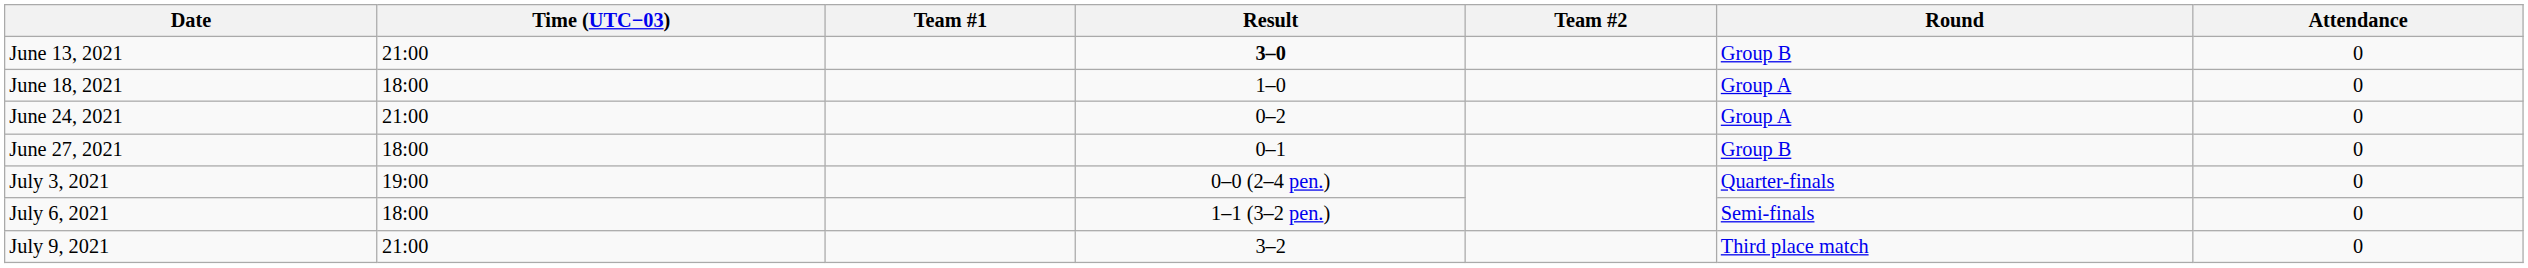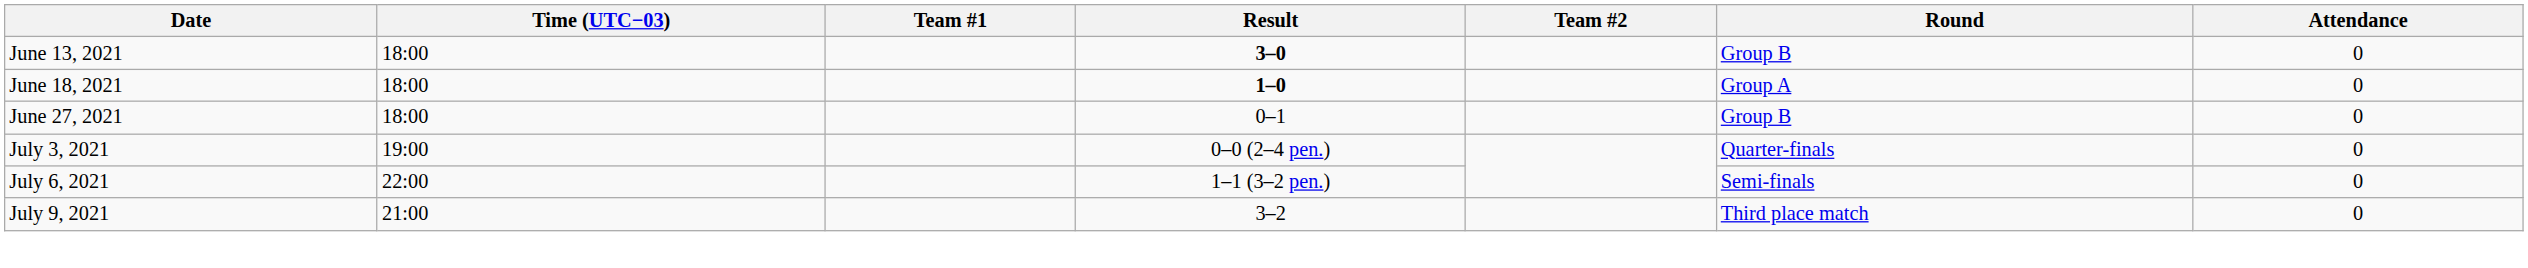(405, 52) 21:00 -> (405, 52) 18:00
(1271, 85) normal -> (1271, 85) bold
- row: (66, 117)
(405, 213) 18:00 -> (405, 181) 22:00
